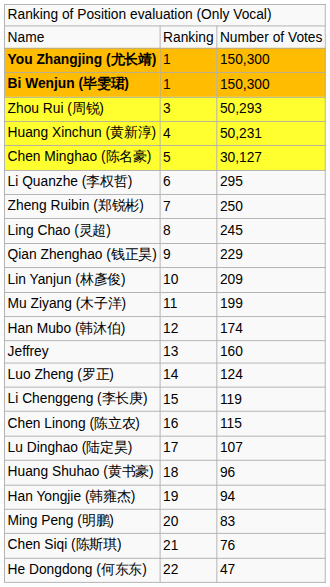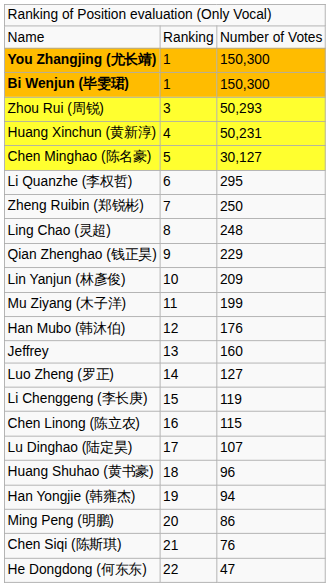(231, 231) 245 -> (231, 231) 248
(231, 328) 174 -> (231, 328) 176
(231, 374) 124 -> (231, 374) 127
(228, 521) 83 -> (228, 521) 86
